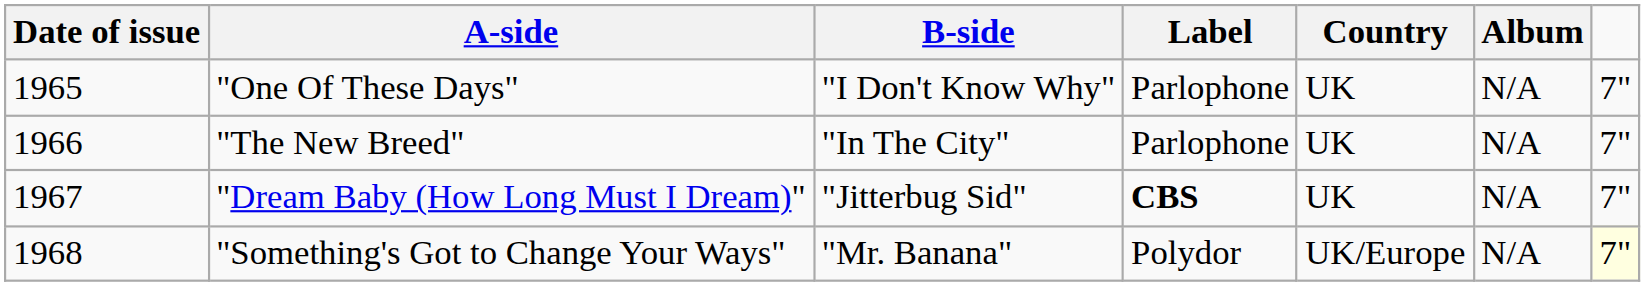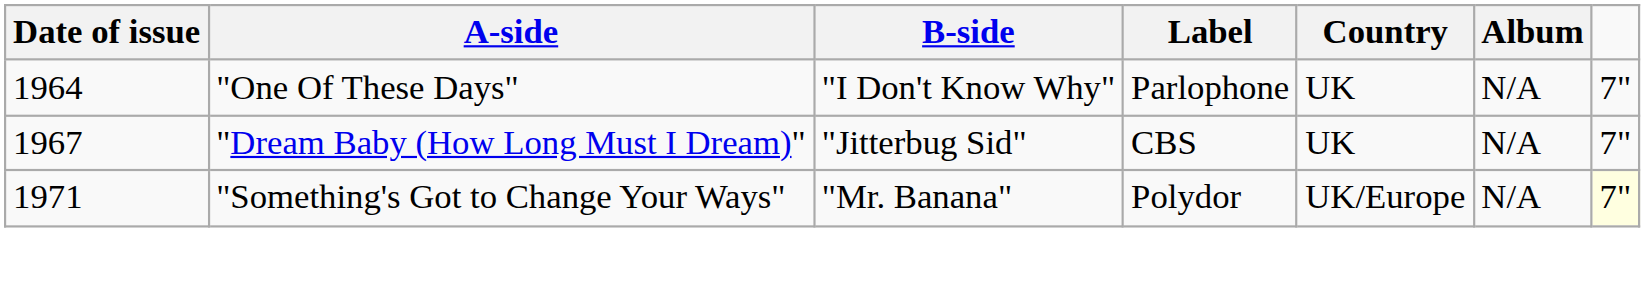(48, 87) 1965 -> (48, 87) 1964
- row: (340, 142)
(1165, 197) bold -> (1164, 142) normal
(48, 252) 1968 -> (48, 197) 1971
